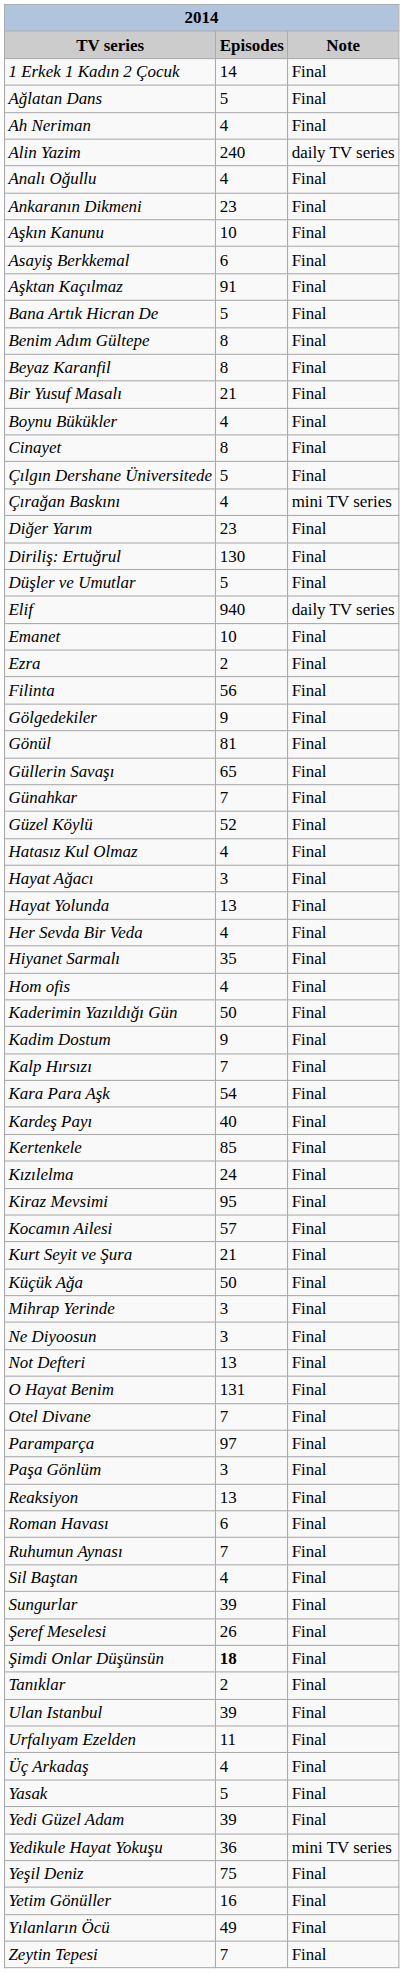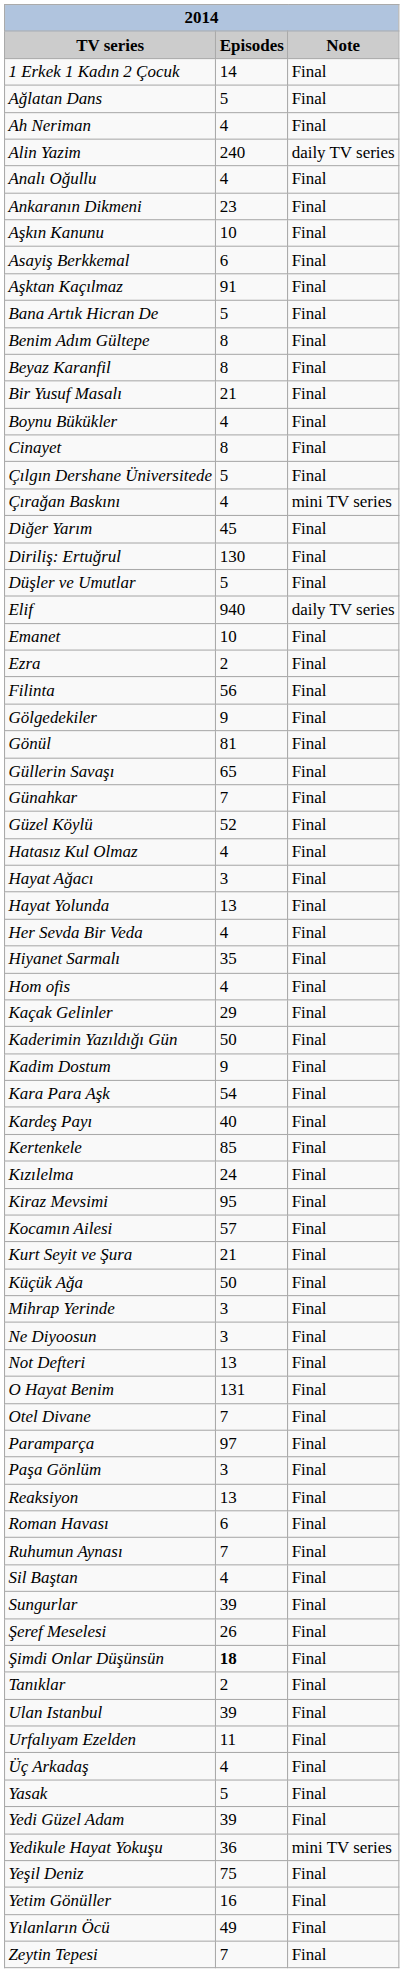(228, 529) 23 -> (228, 529) 45
+ row: (60, 1013)
- row: (50, 1066)
